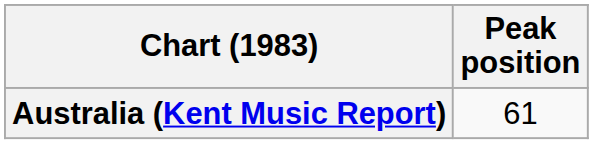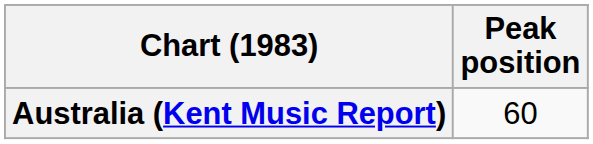(520, 112) 61 -> (520, 112) 60
